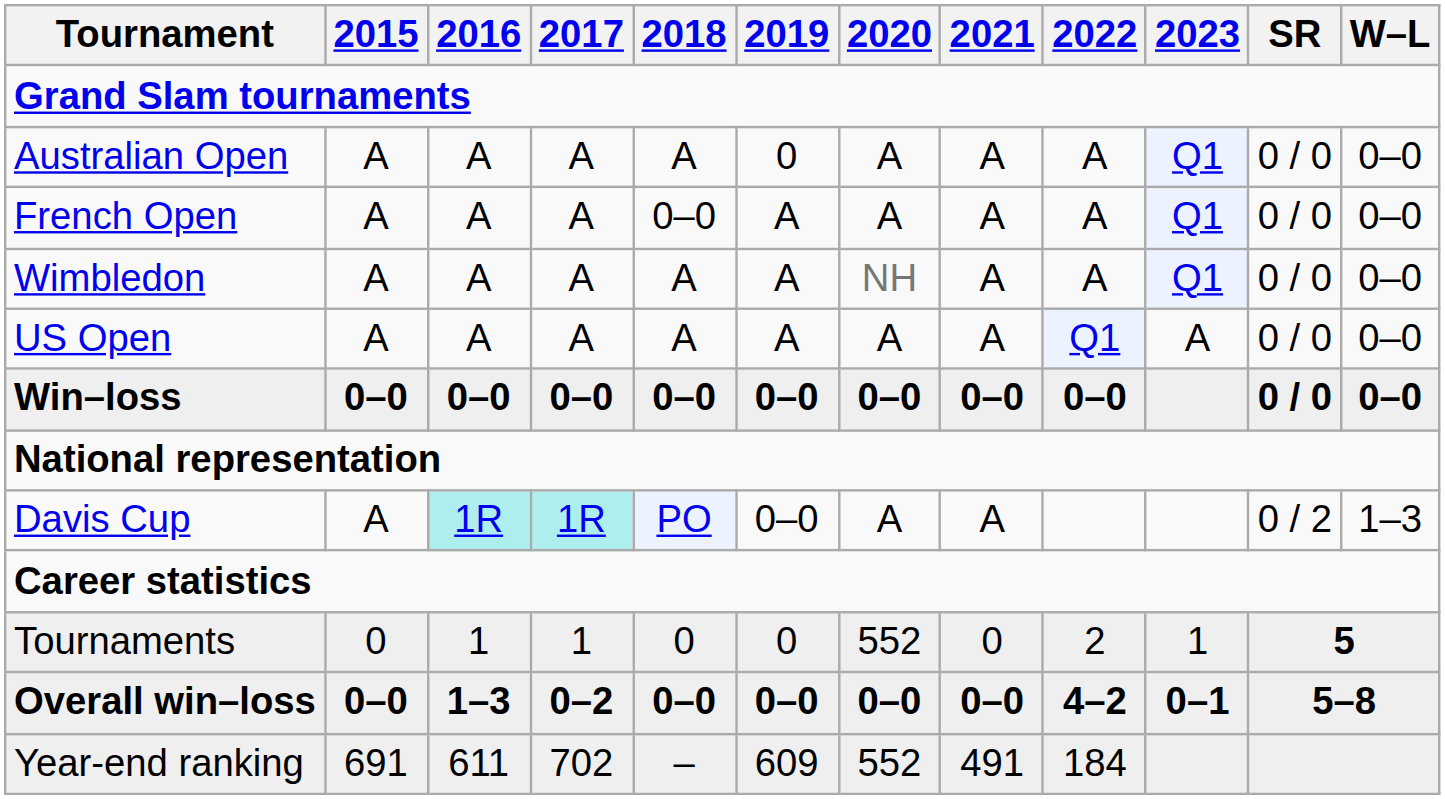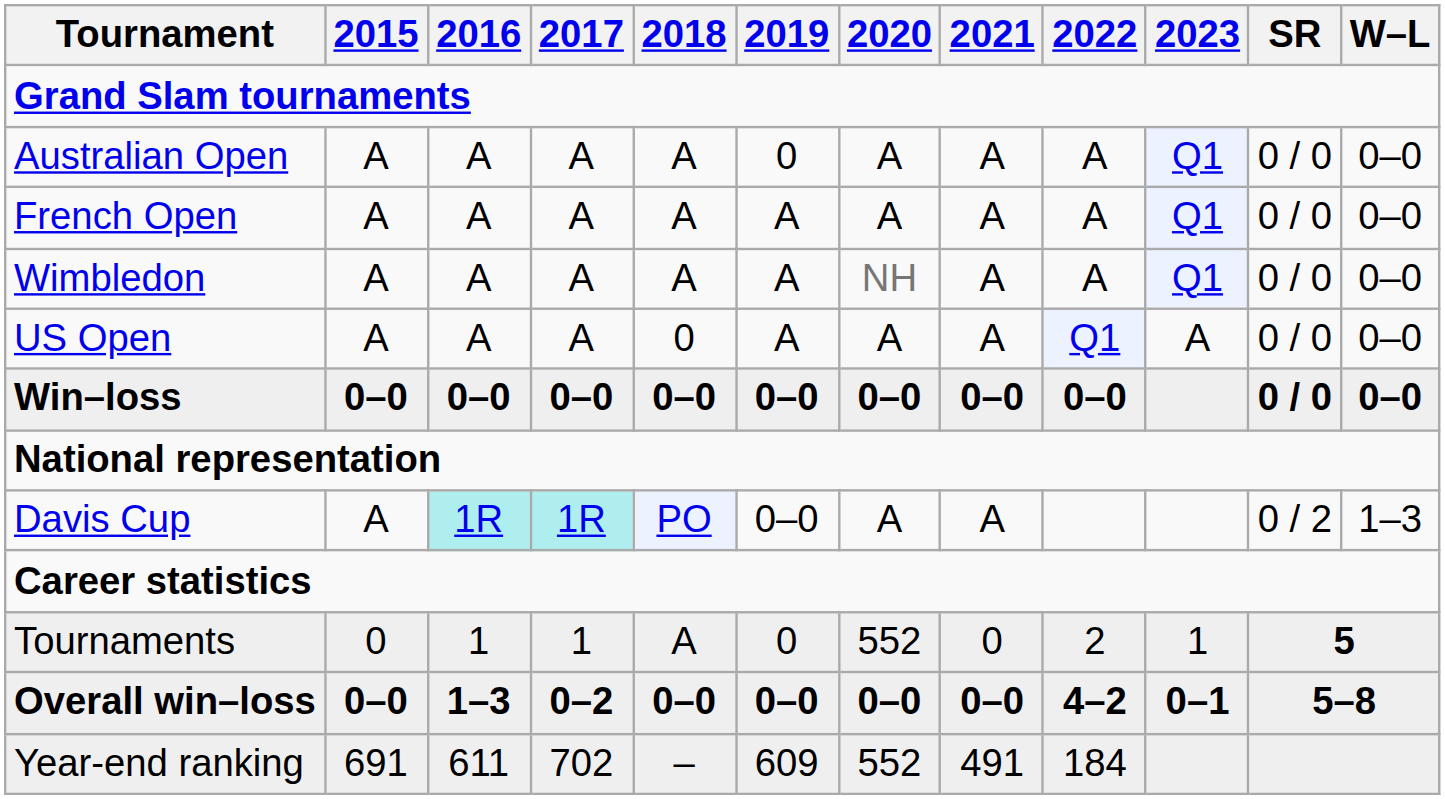(684, 216) 0–0 -> (684, 216) A
(684, 338) A -> (684, 338) 0
(684, 641) 0 -> (684, 641) A
